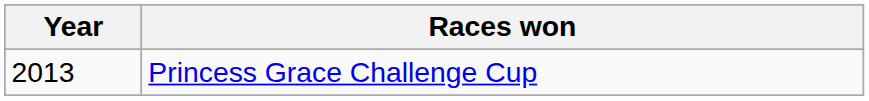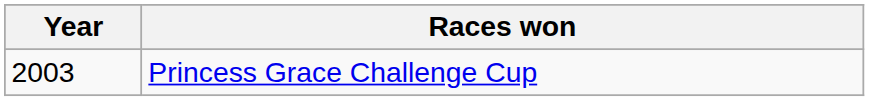(43, 71) 2013 -> (43, 71) 2003
